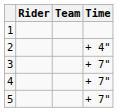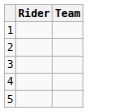- column: (98, 13)
